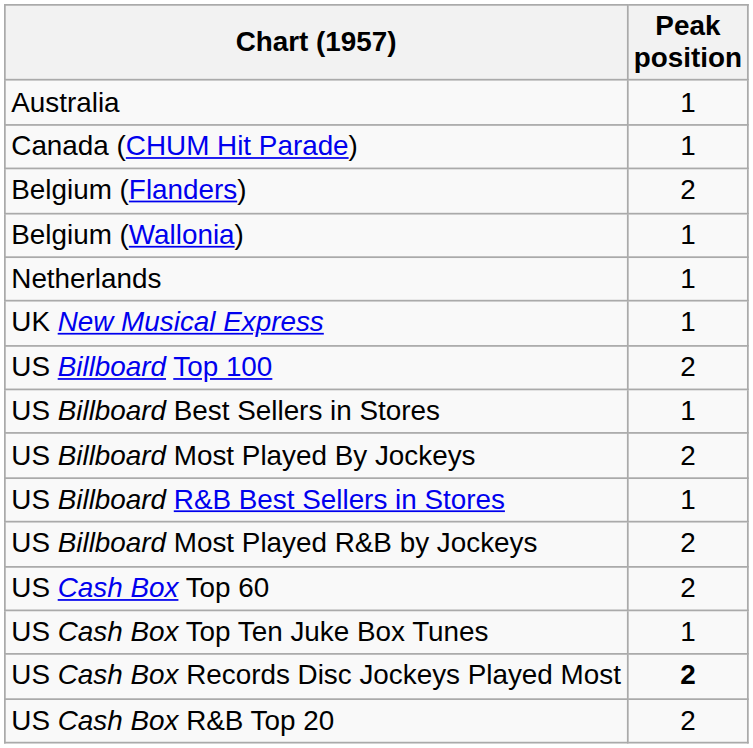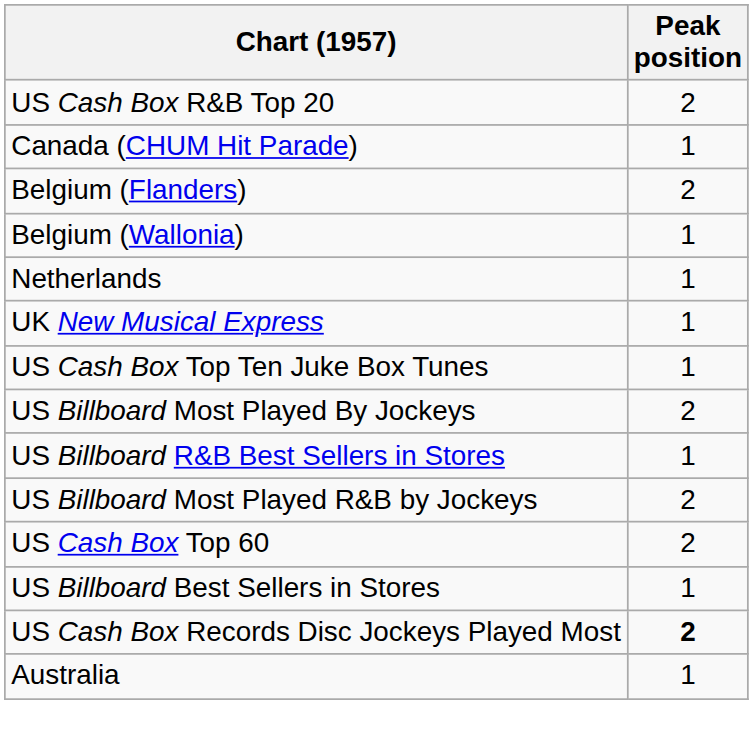rows swapped: (65, 102) <-> (173, 720)
- row: (142, 366)
rows swapped: (226, 411) <-> (250, 631)
